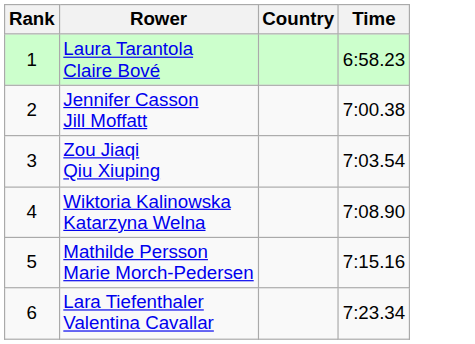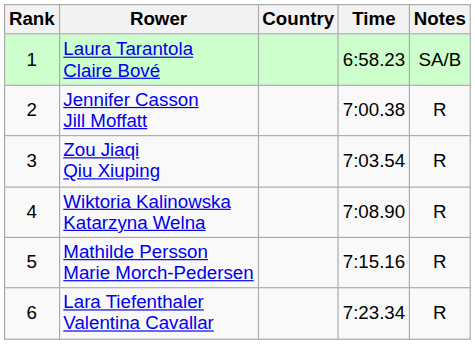+ column: (440, 19)
